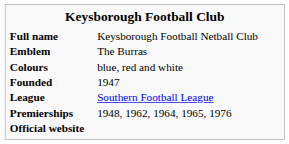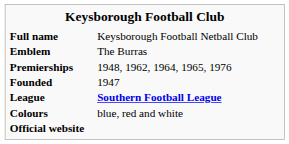rows swapped: (29, 67) <-> (41, 113)
(155, 98) normal -> (159, 98) bold
